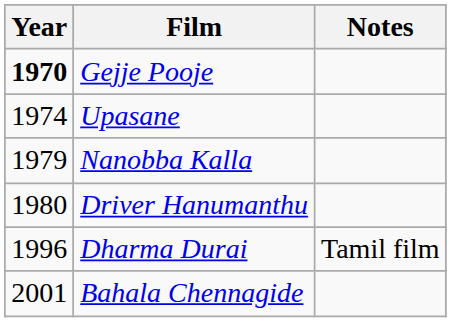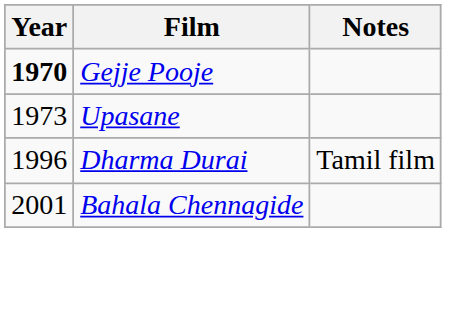(39, 115) 1974 -> (39, 115) 1973
- row: (166, 159)
- row: (194, 204)
